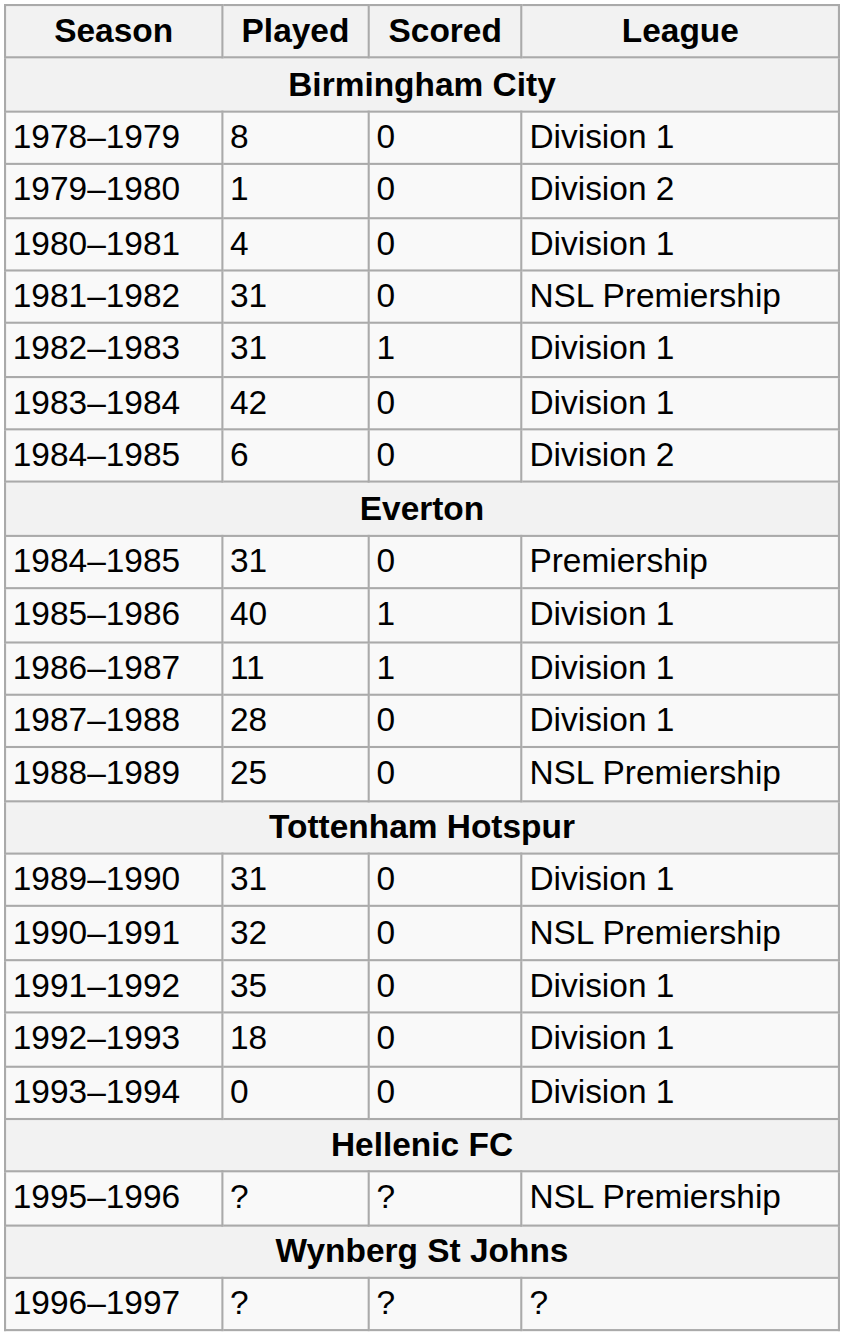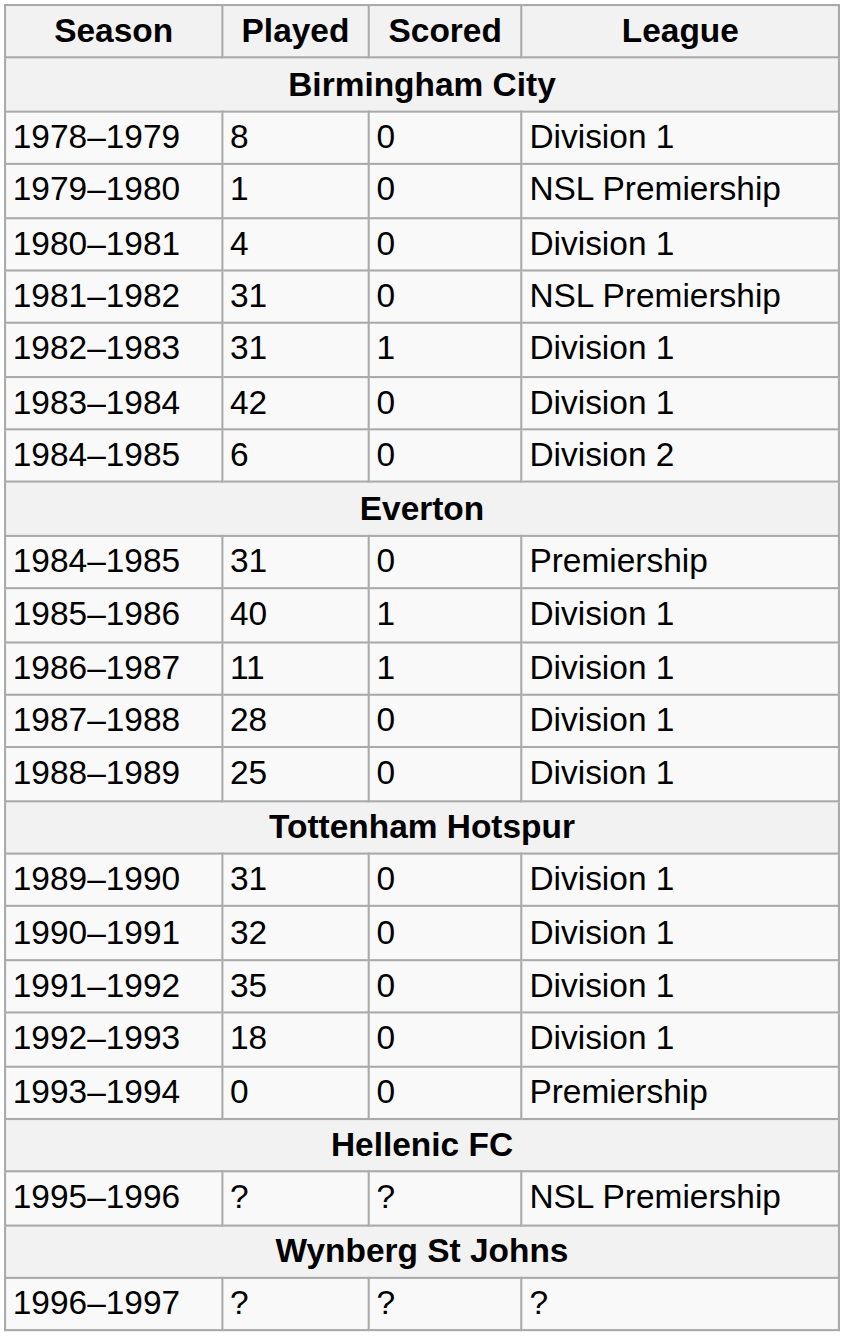(602, 190) Division 2 -> (655, 190) NSL Premiership
(655, 773) NSL Premiership -> (602, 773) Division 1
(655, 932) NSL Premiership -> (602, 932) Division 1
(602, 1091) Division 1 -> (619, 1091) Premiership
